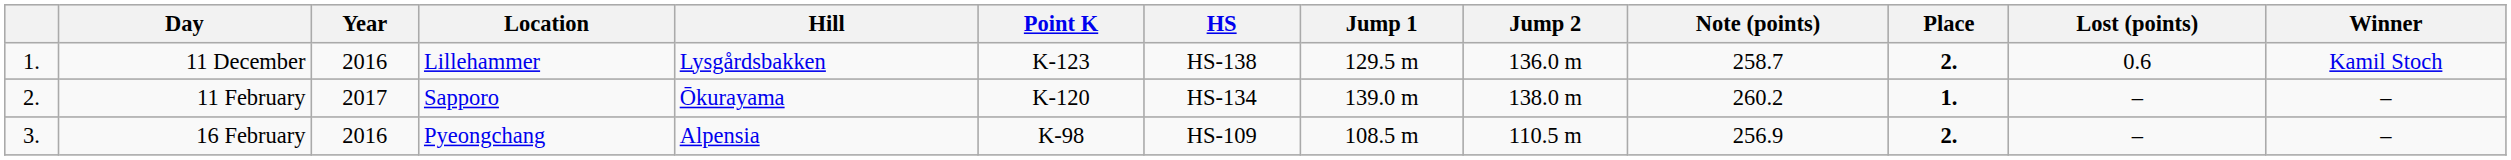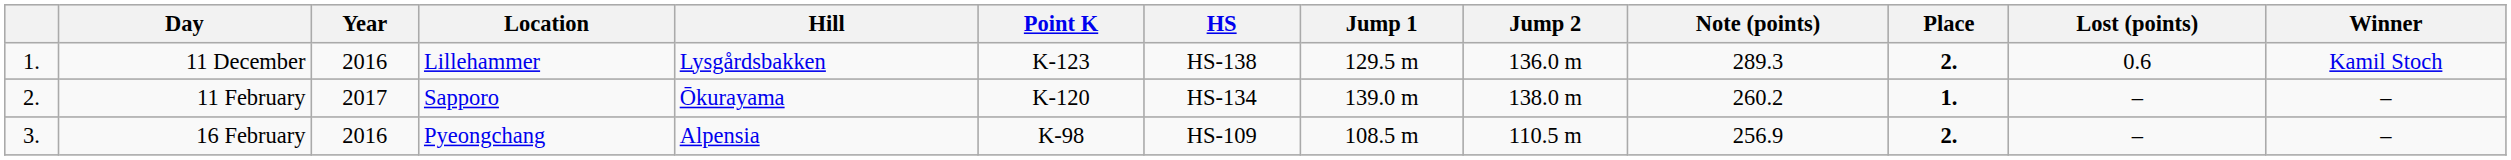(1758, 60) 258.7 -> (1758, 60) 289.3
